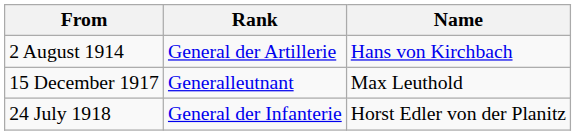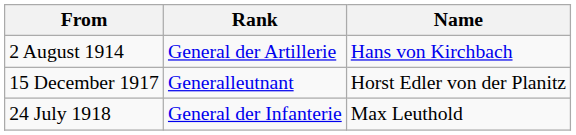(407, 82) Max Leuthold -> (458, 82) Horst Edler von der Planitz
(458, 113) Horst Edler von der Planitz -> (407, 113) Max Leuthold
